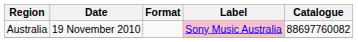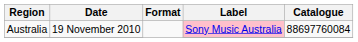(318, 29) 88697760082 -> (318, 29) 88697760084
